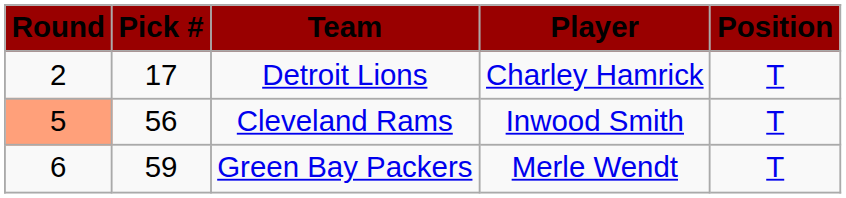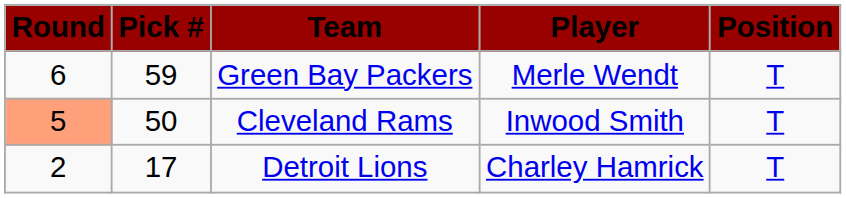rows swapped: (345, 74) <-> (345, 167)
(161, 121) 56 -> (161, 121) 50
